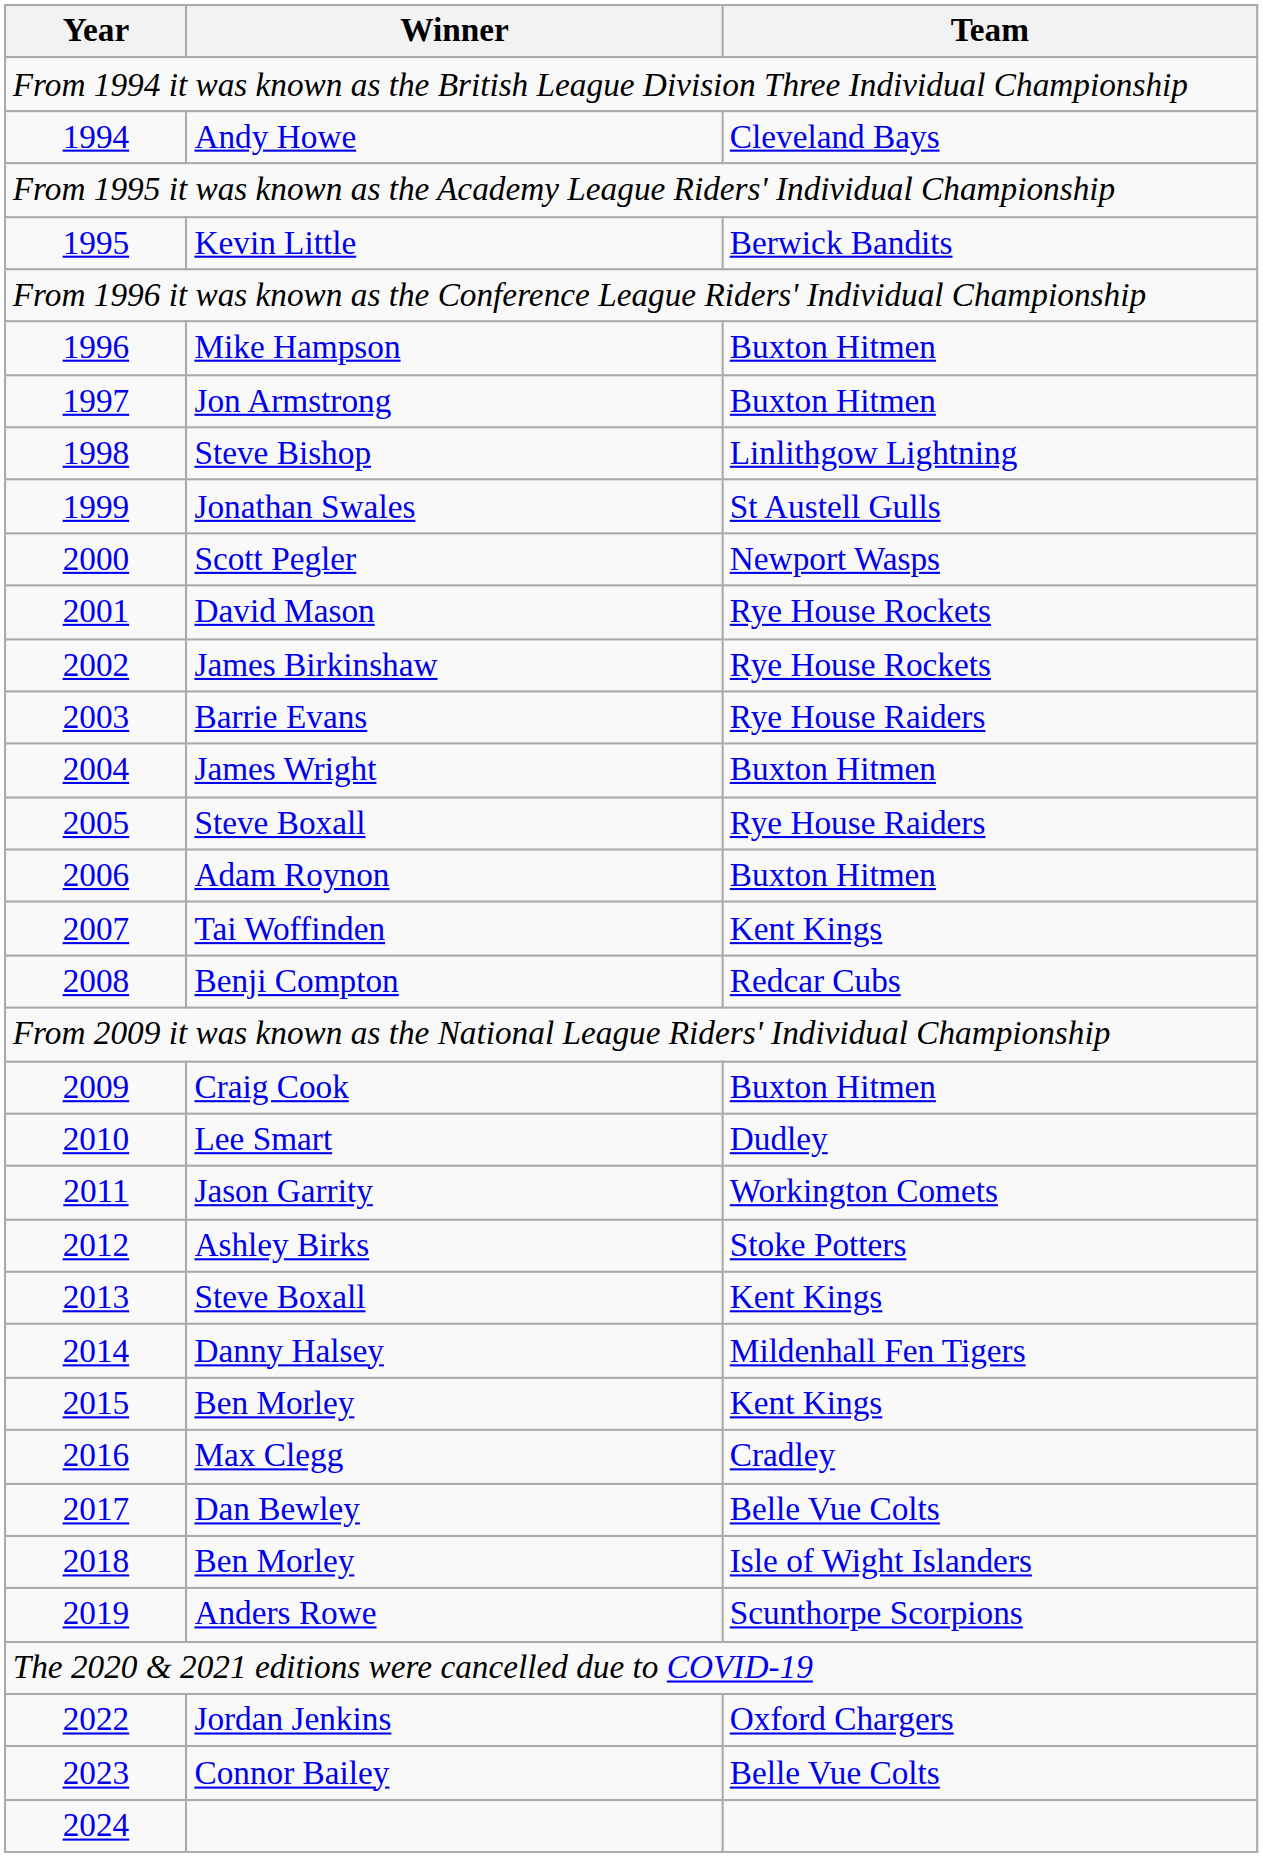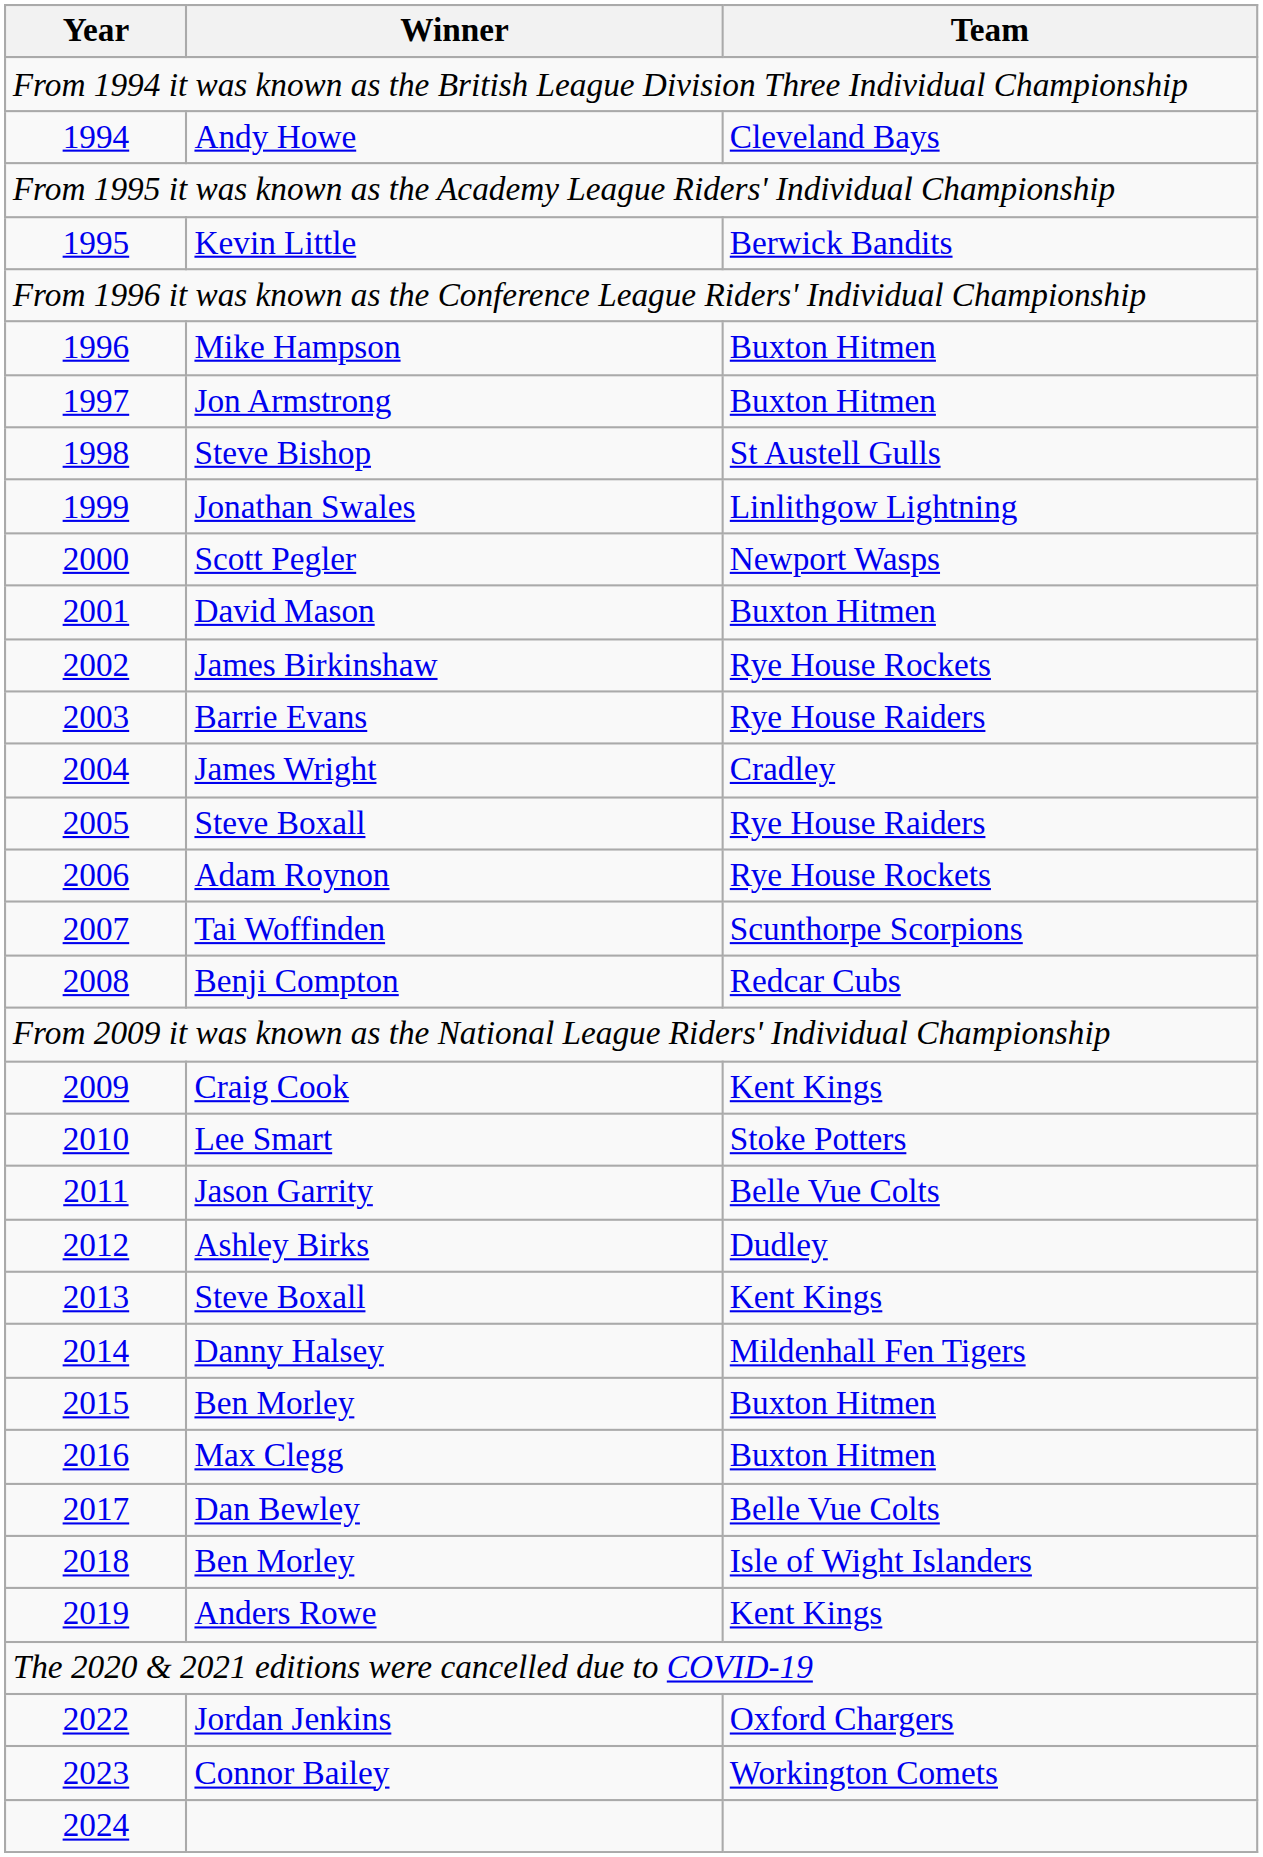(874, 453) Linlithgow Lightning -> (835, 453) St Austell Gulls
(835, 505) St Austell Gulls -> (874, 505) Linlithgow Lightning
(860, 611) Rye House Rockets -> (833, 611) Buxton Hitmen
(833, 769) Buxton Hitmen -> (782, 769) Cradley
(833, 875) Buxton Hitmen -> (860, 875) Rye House Rockets
(806, 928) Kent Kings -> (876, 928) Scunthorpe Scorpions
(833, 1086) Buxton Hitmen -> (806, 1086) Kent Kings
(779, 1139) Dudley -> (818, 1139) Stoke Potters
(864, 1192) Workington Comets -> (835, 1192) Belle Vue Colts
(818, 1244) Stoke Potters -> (779, 1244) Dudley
(806, 1403) Kent Kings -> (833, 1403) Buxton Hitmen
(782, 1455) Cradley -> (833, 1455) Buxton Hitmen
(876, 1614) Scunthorpe Scorpions -> (806, 1614) Kent Kings
(835, 1772) Belle Vue Colts -> (864, 1772) Workington Comets
